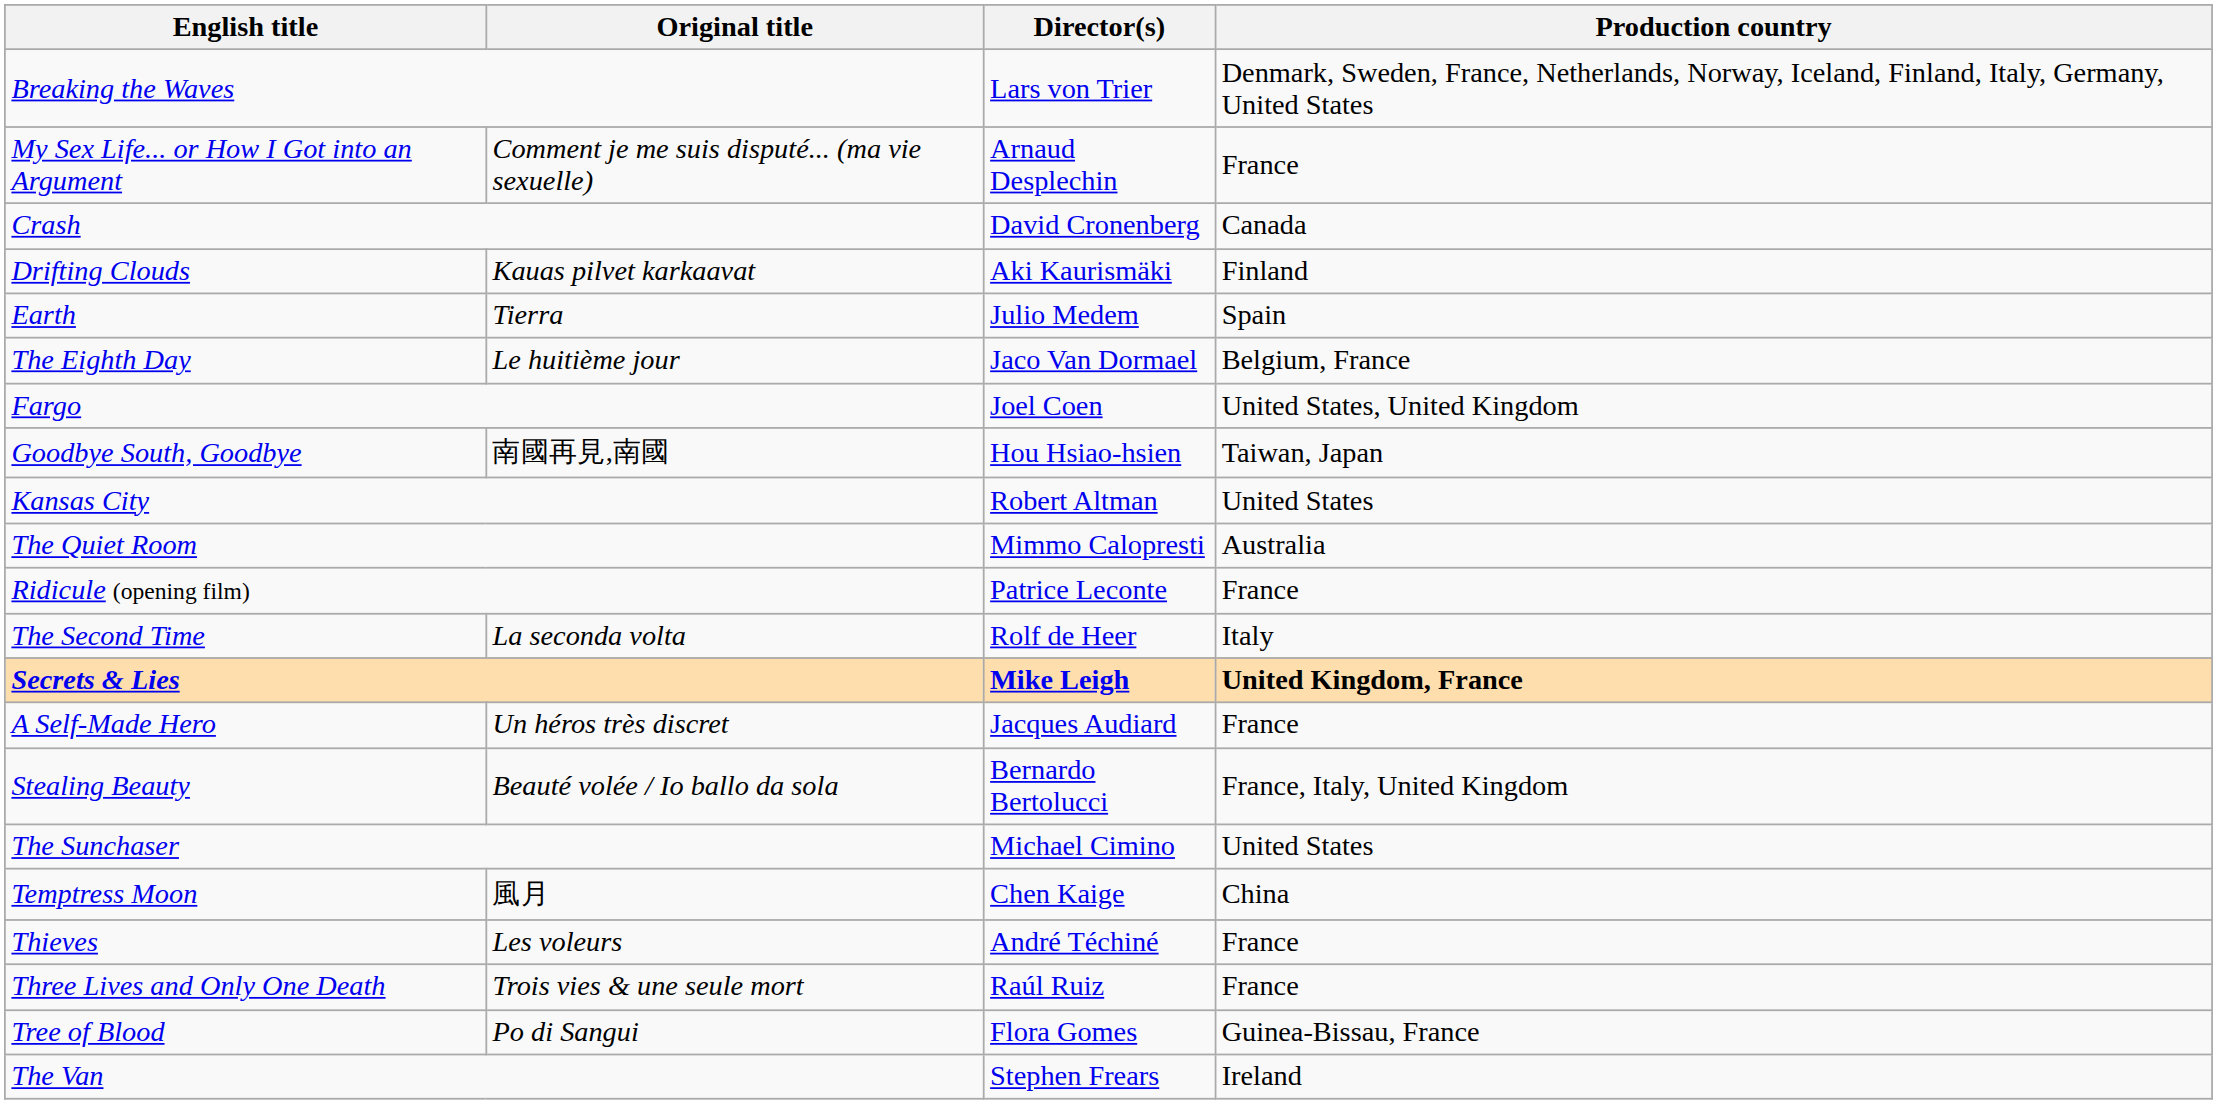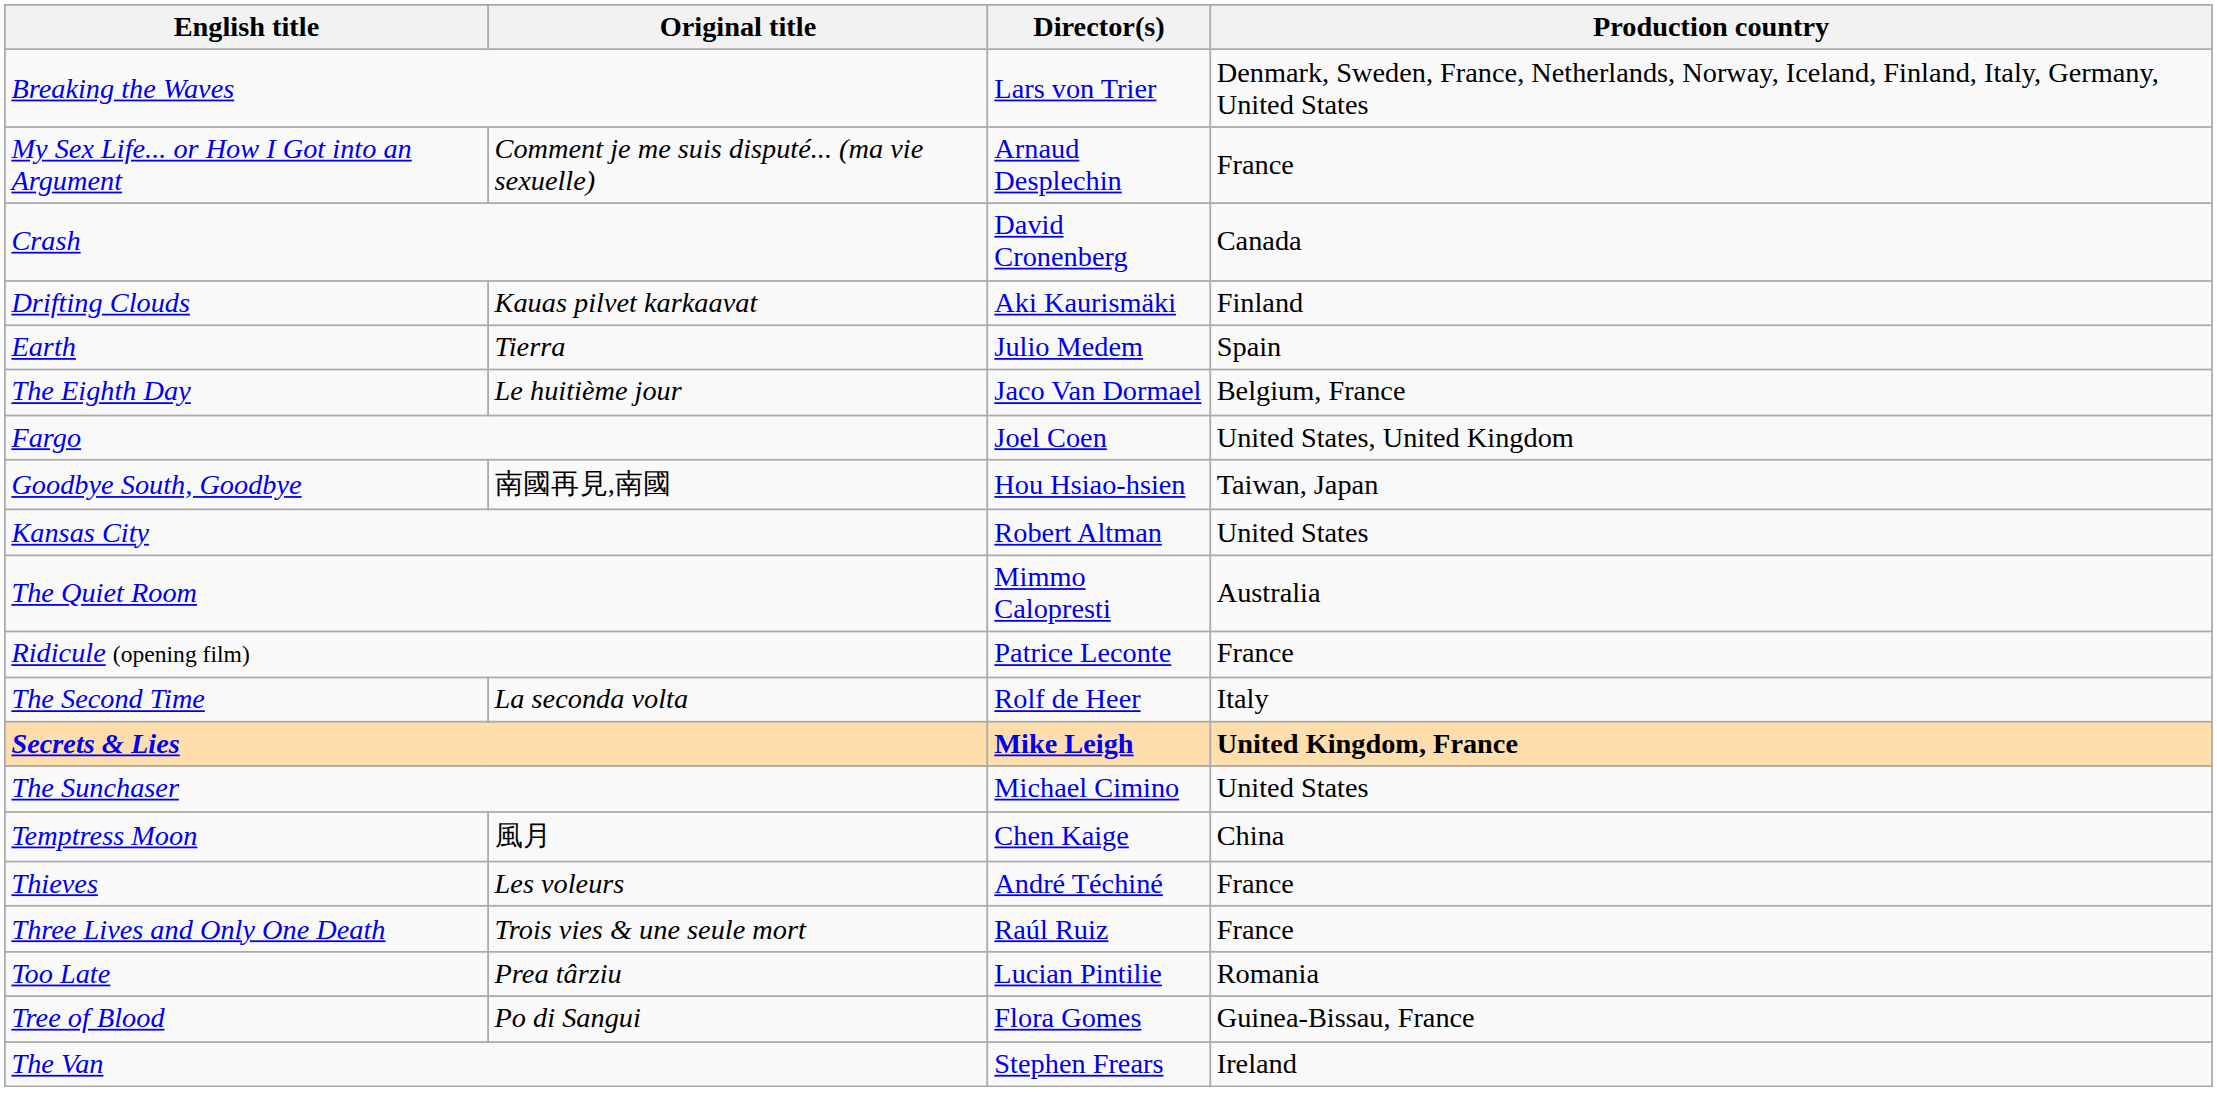- row: (114, 724)
- row: (101, 785)
+ row: (61, 973)
